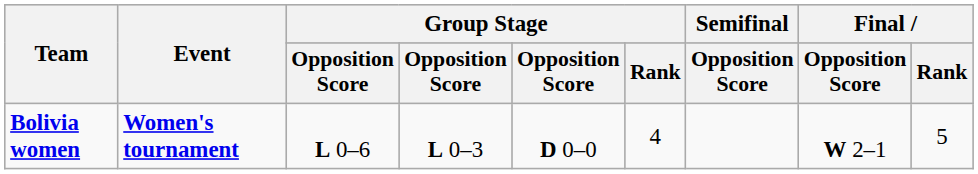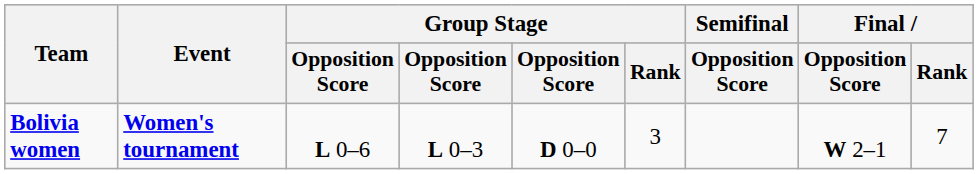(655, 136) 4 -> (655, 136) 3
(942, 136) 5 -> (942, 136) 7
